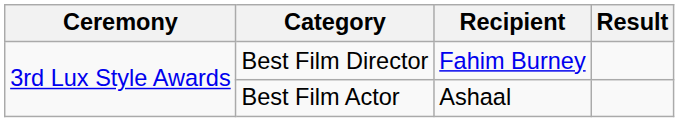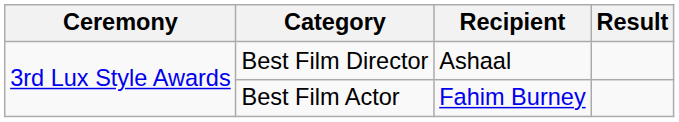(512, 60) Fahim Burney -> (475, 60) Ashaal
(475, 97) Ashaal -> (512, 97) Fahim Burney
